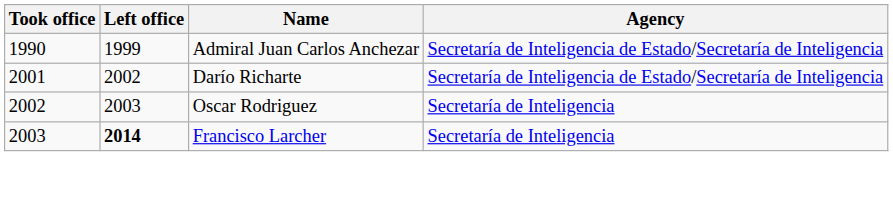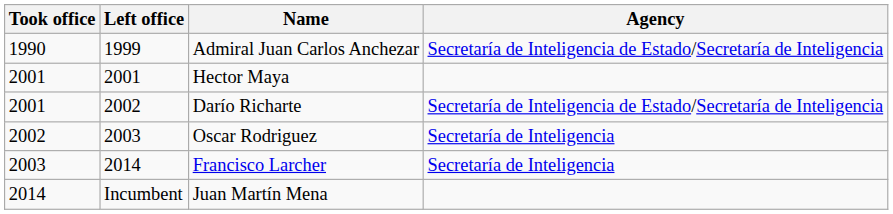+ row: (241, 77)
(122, 135) bold -> (122, 164) normal
+ row: (260, 194)
